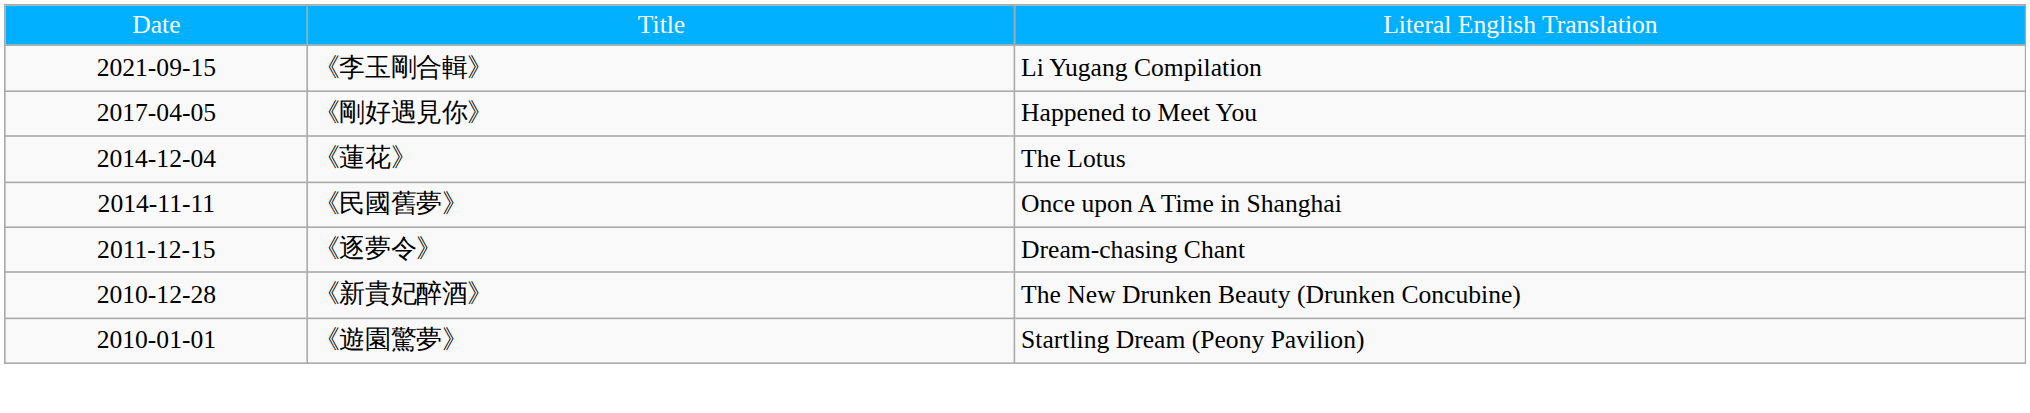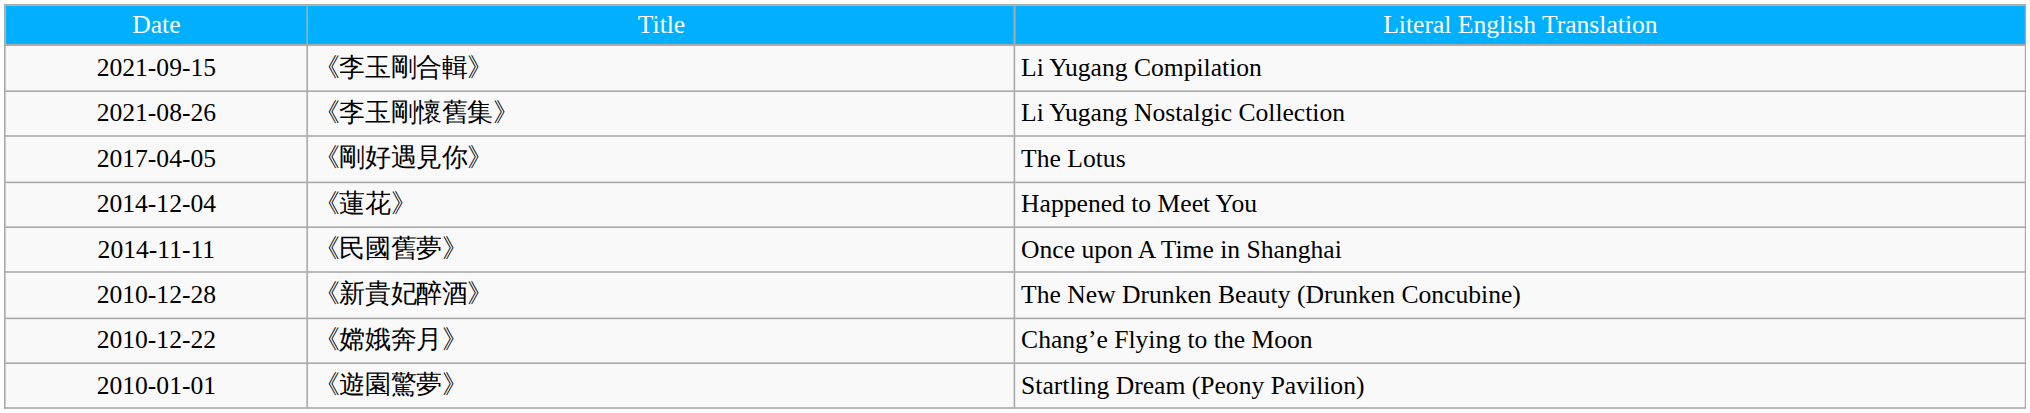+ row: (416, 112)
(1139, 113) Happened to Meet You -> (1073, 158) The Lotus
(1073, 158) The Lotus -> (1139, 204) Happened to Meet You
- row: (378, 248)
+ row: (391, 339)
